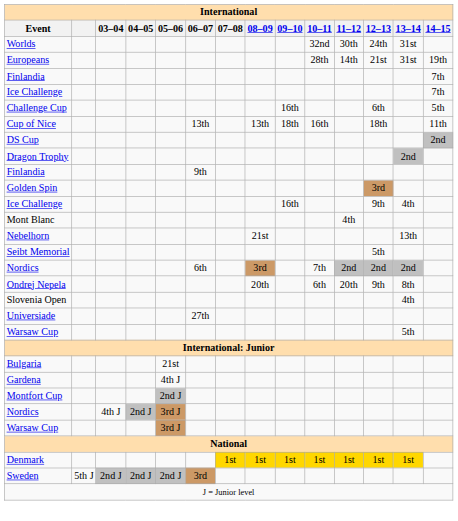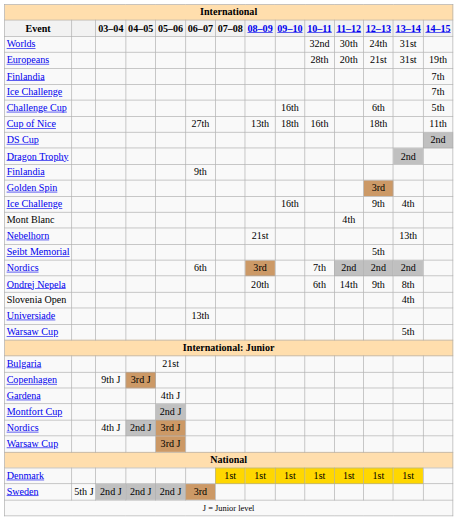(349, 60) 14th -> (349, 60) 20th
(200, 124) 13th -> (200, 124) 27th
(349, 284) 20th -> (349, 284) 14th
(200, 316) 27th -> (200, 316) 13th
+ row: (32, 380)
